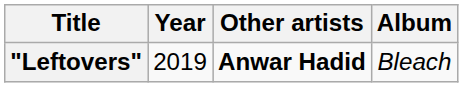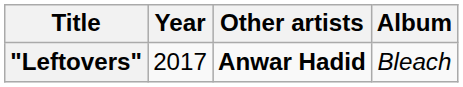(180, 61) 2019 -> (180, 61) 2017
